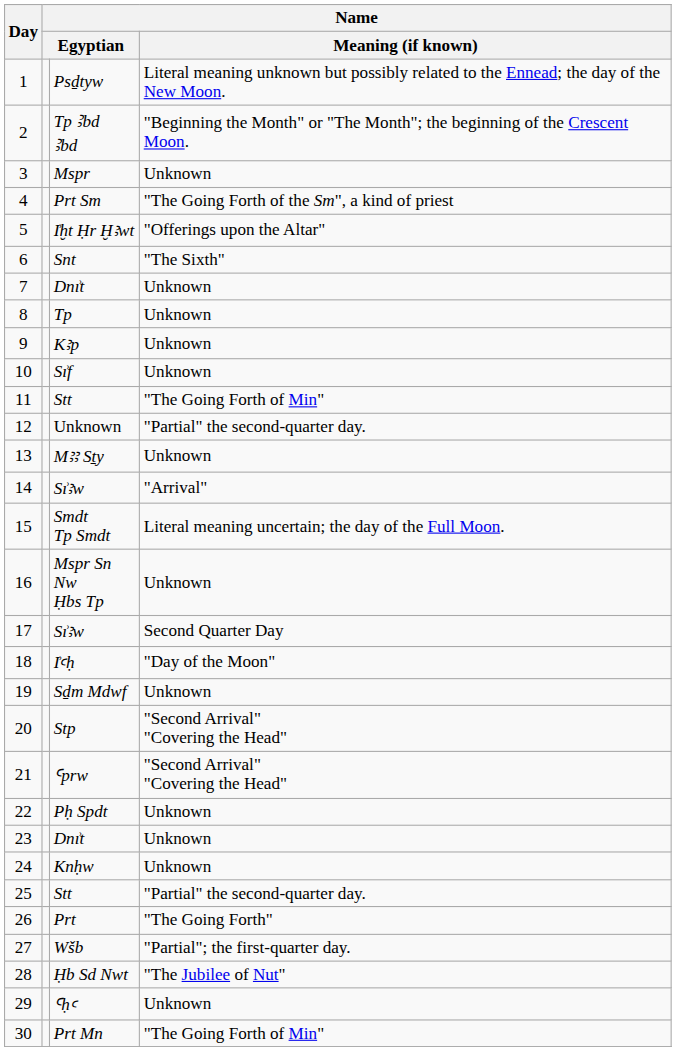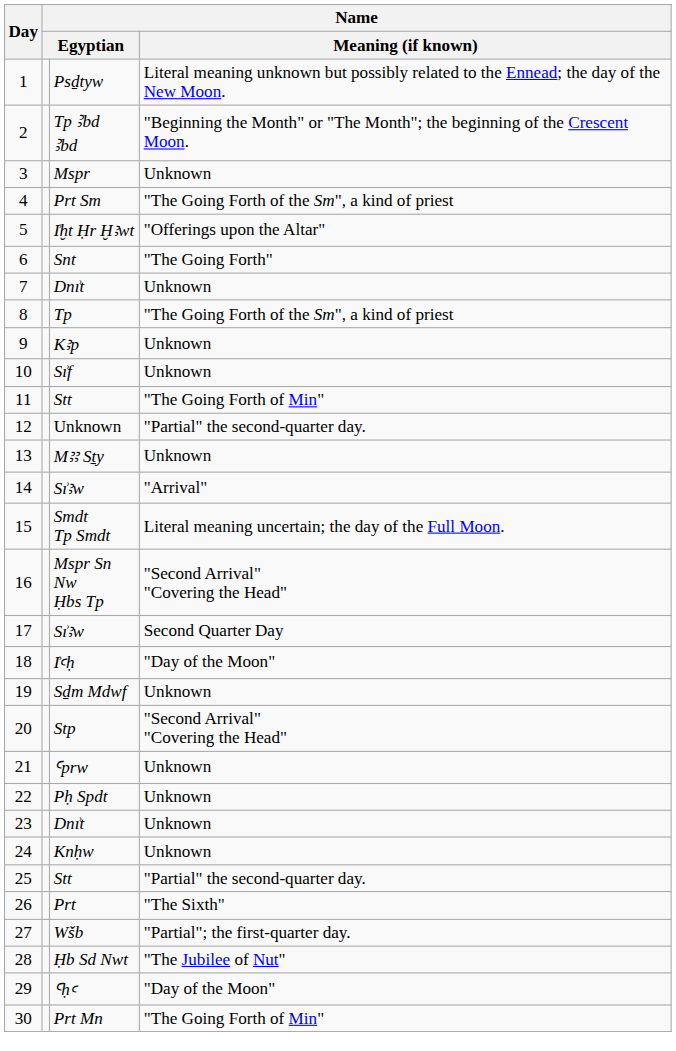(184, 259) "The Sixth" -> (208, 259) "The Going Forth"
(177, 313) Unknown -> (299, 313) "The Going Forth of the Sm", a kind of priest
(177, 582) Unknown -> (215, 582) "Second Arrival" "Covering the Head"
(215, 774) "Second Arrival" "Covering the Head" -> (177, 767) Unknown
(208, 920) "The Going Forth" -> (184, 905) "The Sixth"
(177, 1003) Unknown -> (209, 988) "Day of the Moon"
